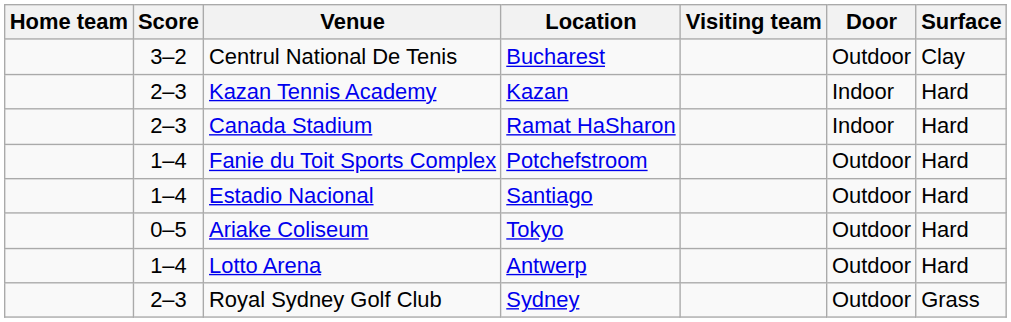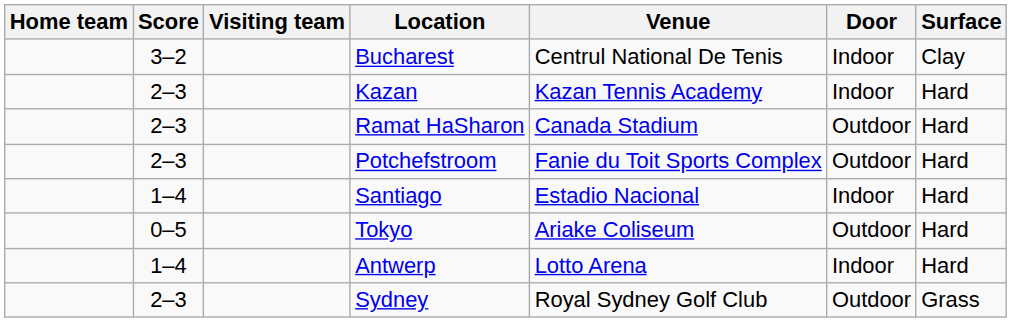columns swapped: (754, 21) <-> (353, 21)
(871, 56) Outdoor -> (863, 56) Indoor
(863, 126) Indoor -> (871, 126) Outdoor
(168, 160) 1–4 -> (168, 160) 2–3
(871, 195) Outdoor -> (863, 195) Indoor
(871, 265) Outdoor -> (863, 265) Indoor
